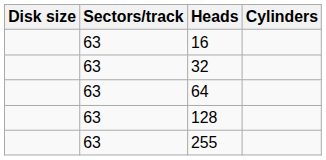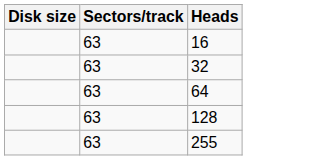- column: (282, 17)
